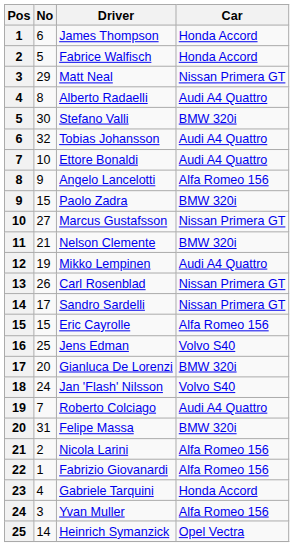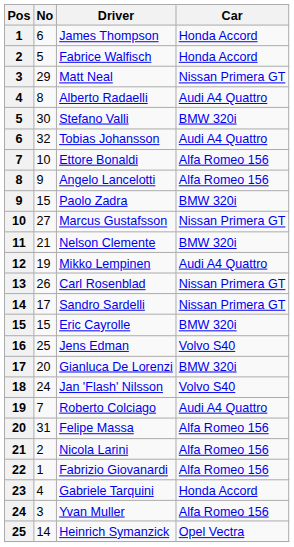(223, 159) Audi A4 Quattro -> (224, 159) Alfa Romeo 156
(224, 325) Alfa Romeo 156 -> (208, 325) BMW 320i
(208, 428) BMW 320i -> (224, 428) Alfa Romeo 156
